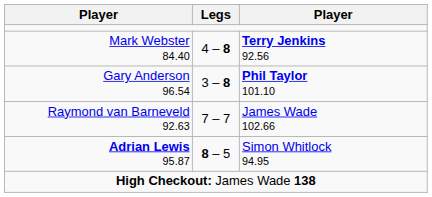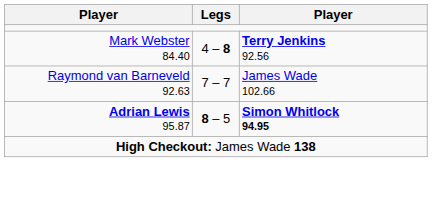- row: (146, 83)
(287, 153) normal -> (291, 118) bold
